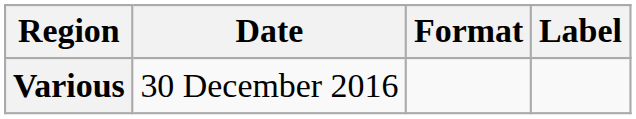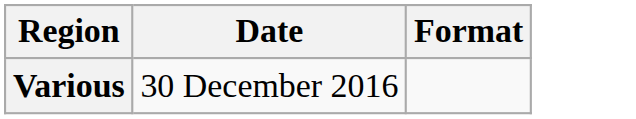- column: (580, 31)
